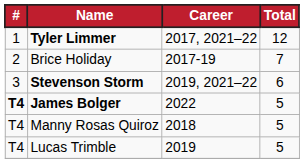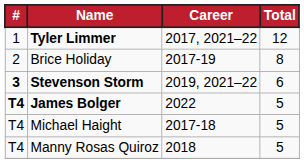(280, 60) 7 -> (280, 60) 8
(16, 82) normal -> (16, 82) bold
+ row: (76, 125)
- row: (73, 147)
